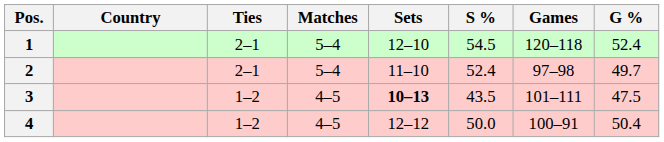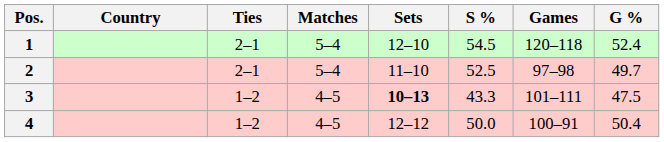(481, 70) 52.4 -> (481, 70) 52.5
(481, 96) 43.5 -> (481, 96) 43.3
